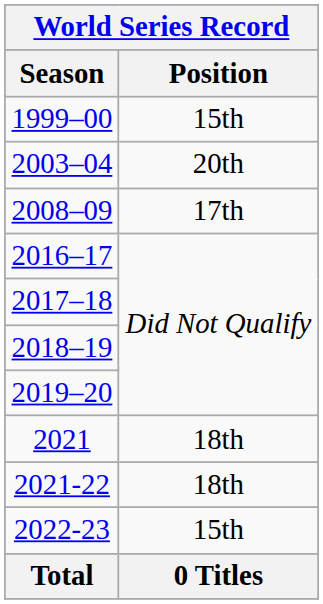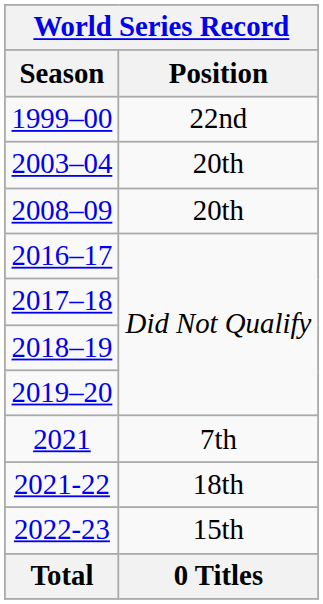(218, 118) 15th -> (218, 118) 22nd
(218, 210) 17th -> (218, 210) 20th
(218, 438) 18th -> (218, 438) 7th
